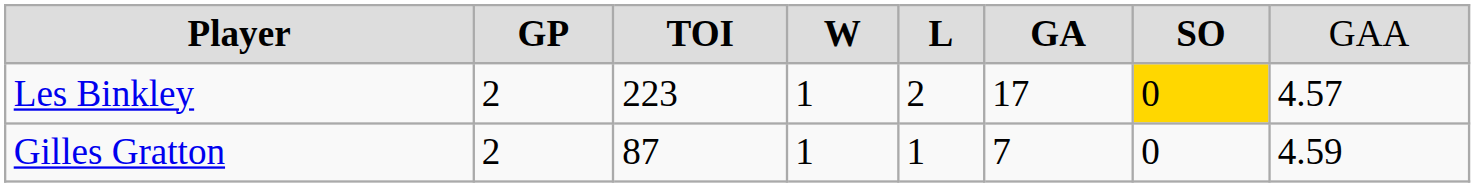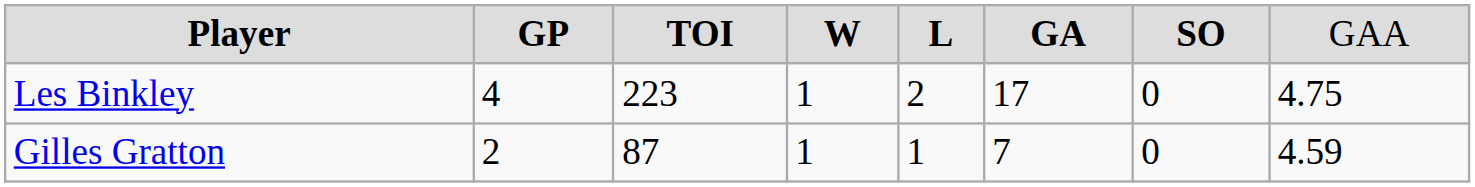(491, 92) 2 -> (491, 92) 4
(1151, 92) gold background -> (1151, 92) no background
(1310, 92) 4.57 -> (1310, 92) 4.75
